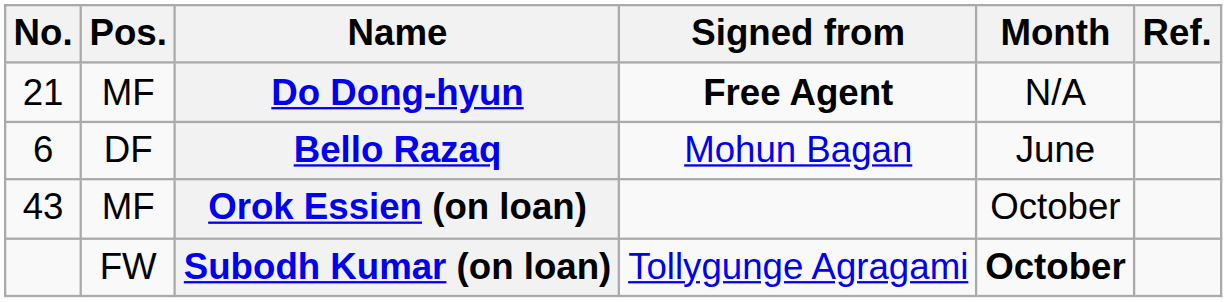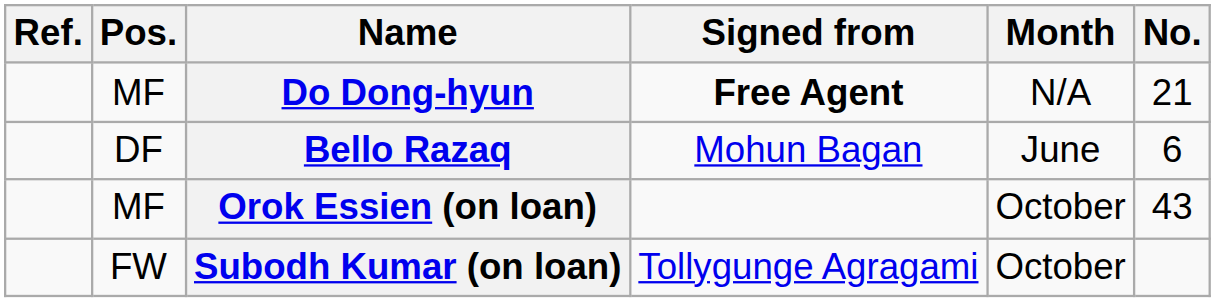columns swapped: (43, 33) <-> (1177, 33)
(1055, 265) bold -> (1061, 265) normal
